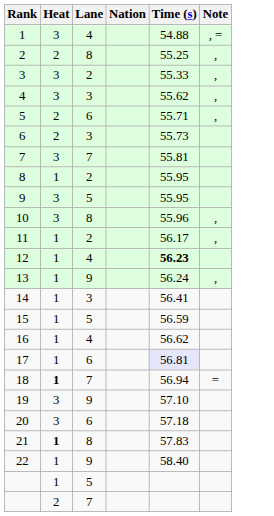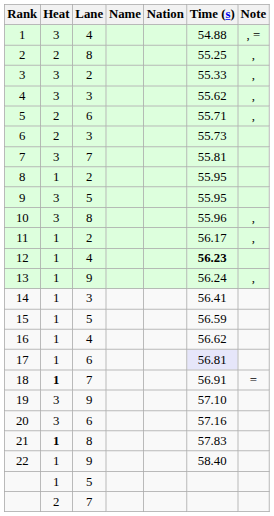+ column: (125, 14)
(174, 380) 56.94 -> (212, 380) 56.91
(174, 420) 57.18 -> (212, 420) 57.16
